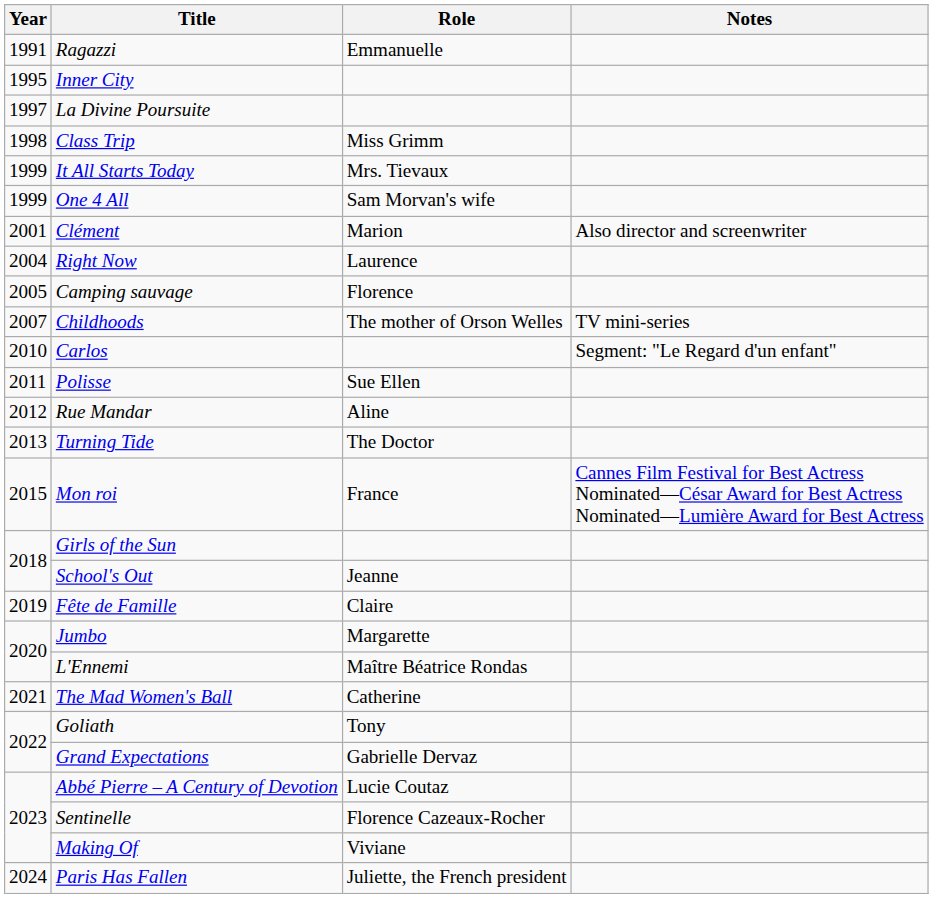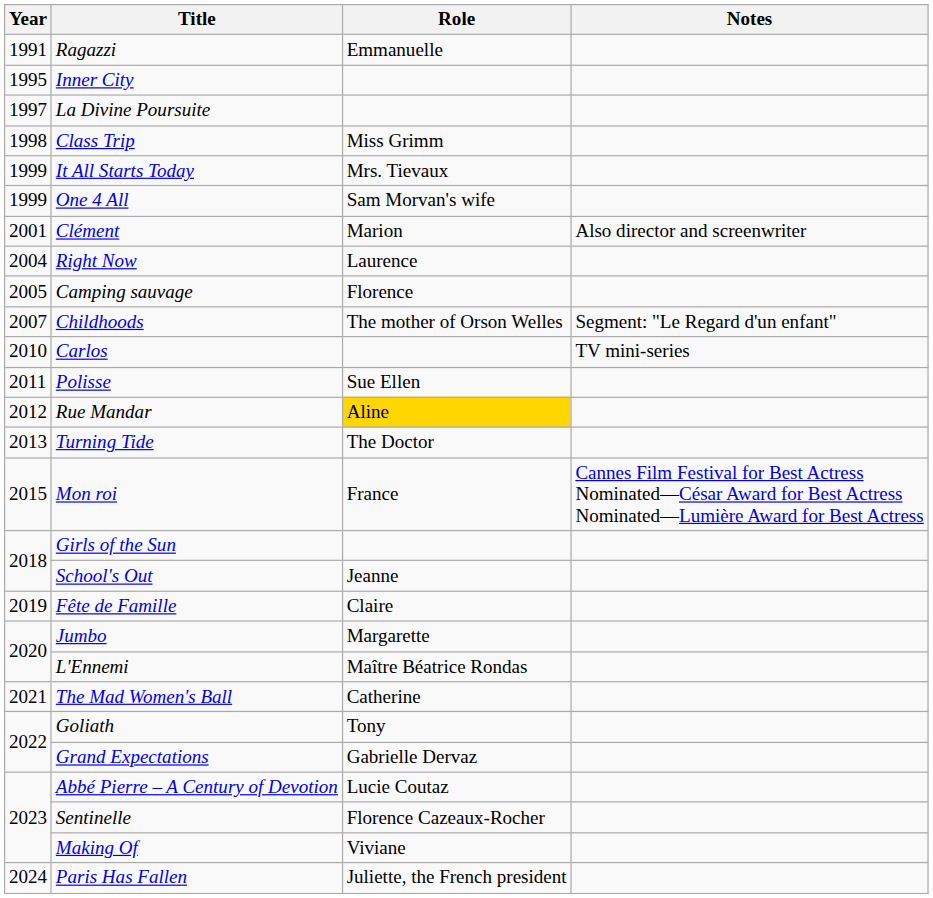(633, 321) TV mini-series -> (706, 321) Segment: "Le Regard d'un enfant"
(706, 351) Segment: "Le Regard d'un enfant" -> (633, 351) TV mini-series
(368, 412) no background -> (368, 412) gold background
